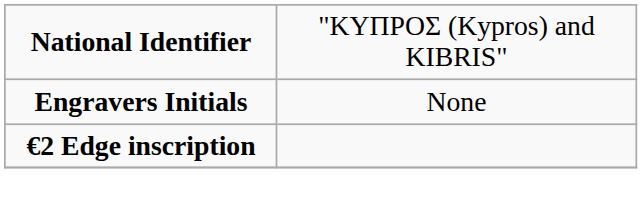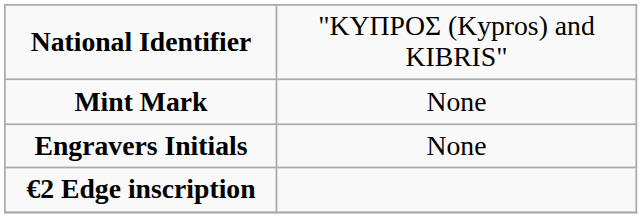+ row: (141, 101)
